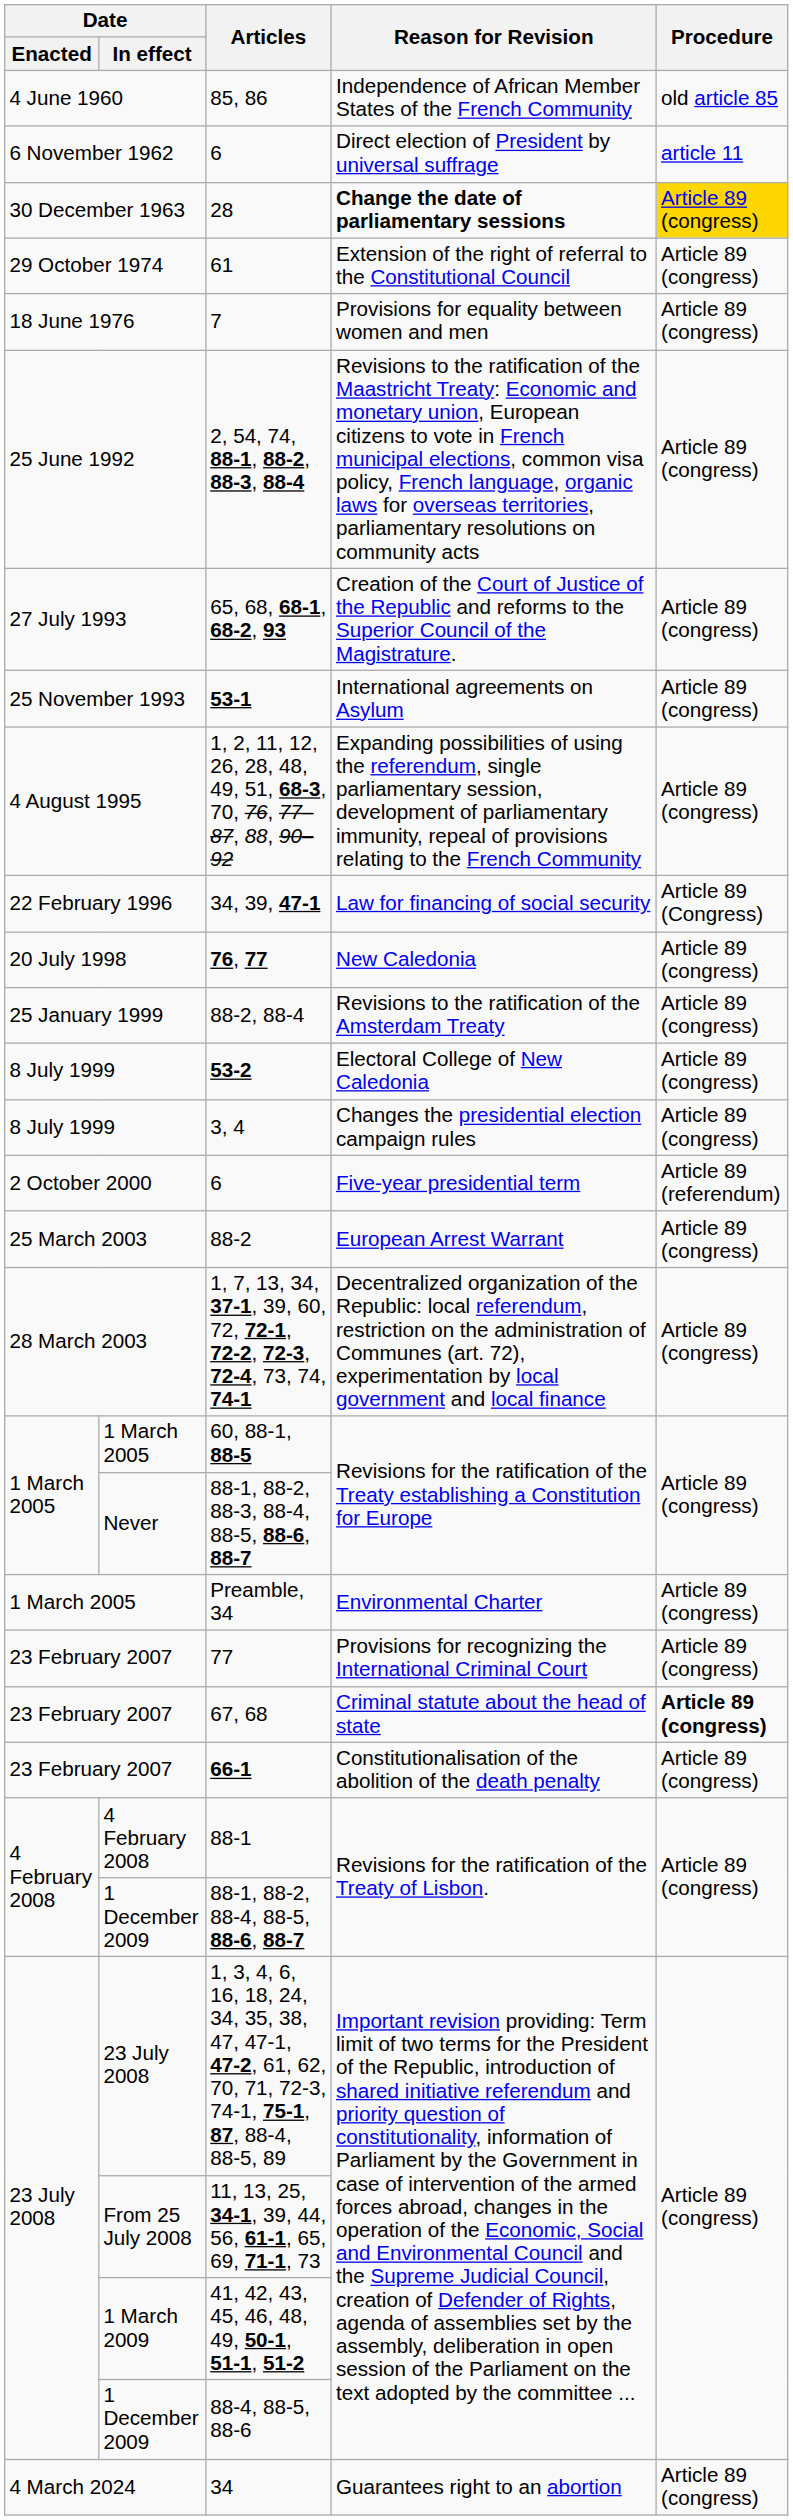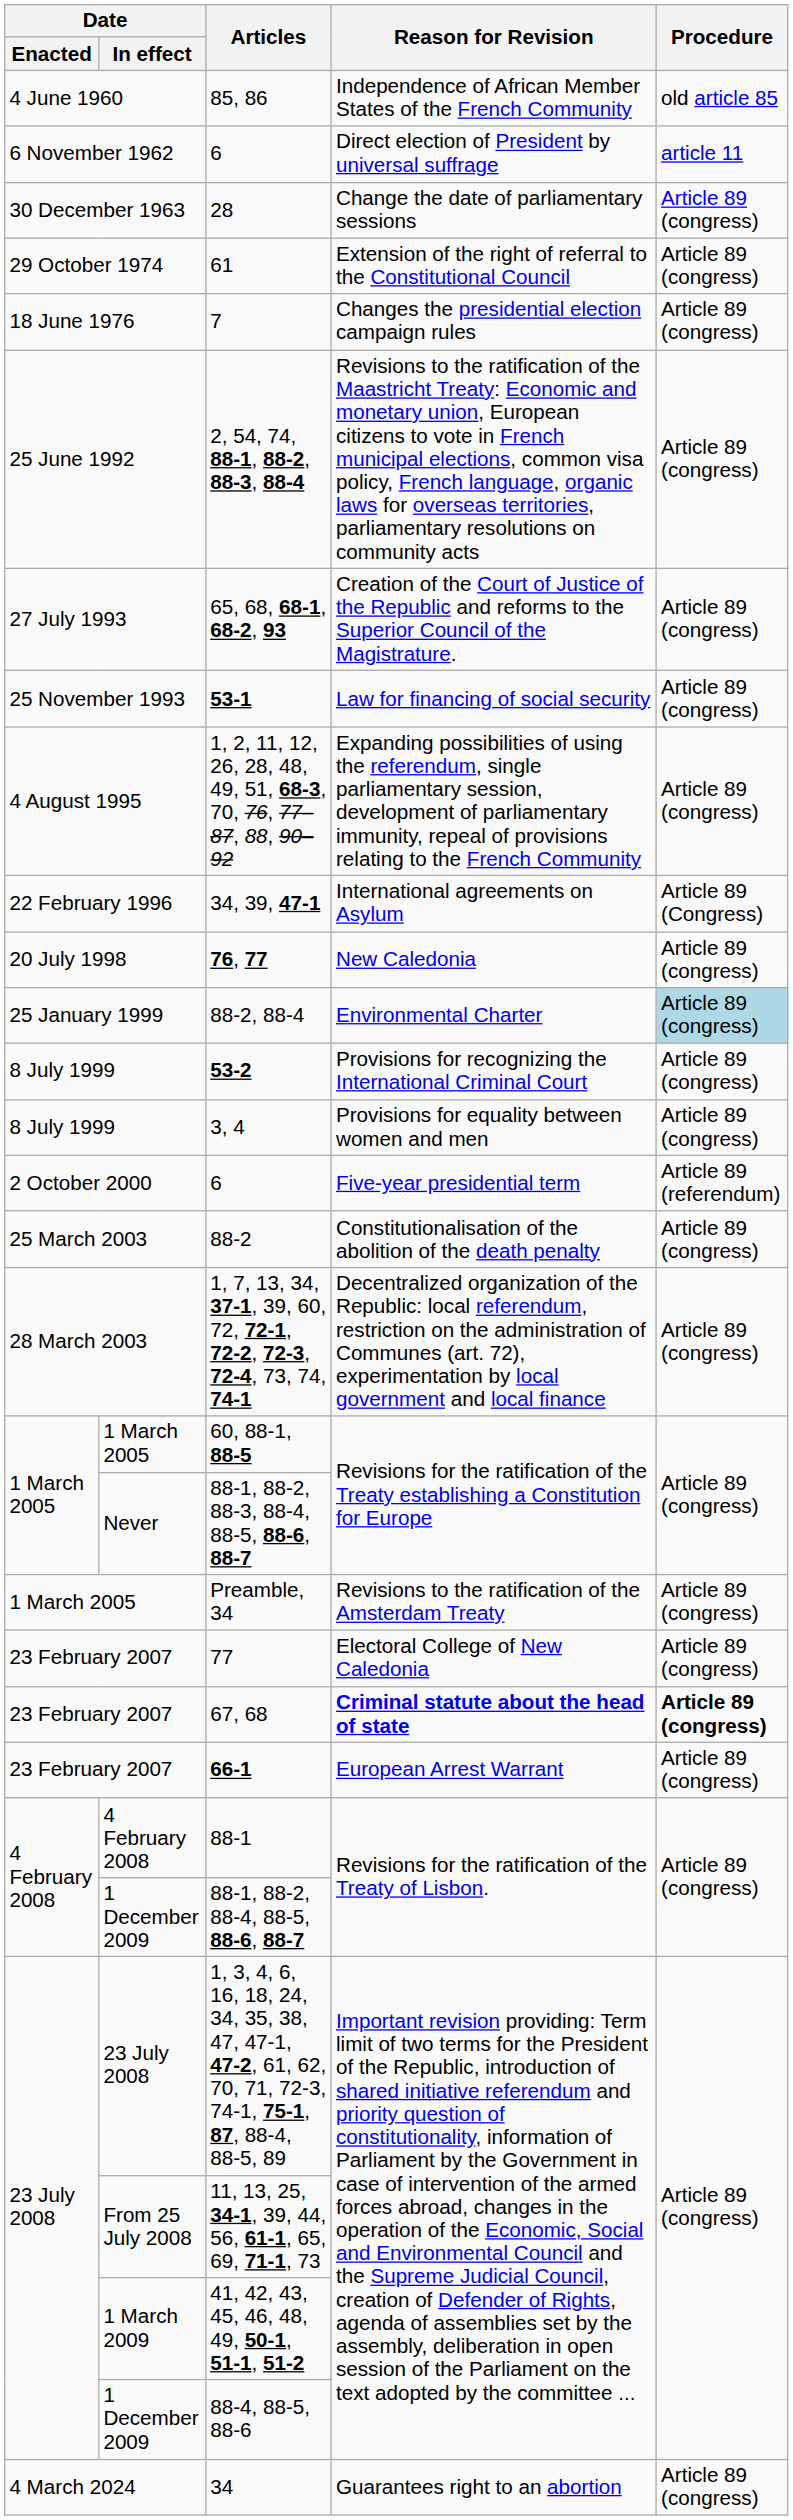(451, 209) bold -> (489, 209) normal
(710, 209) gold background -> (710, 209) no background
(479, 321) Provisions for equality between women and men -> (489, 321) Changes the presidential election campaign rules
(464, 698) International agreements on Asylum -> (493, 698) Law for financing of social security
(493, 903) Law for financing of social security -> (464, 903) International agreements on Asylum
(488, 1015) Revisions to the ratification of the Amsterdam Treaty -> (439, 1015) Environmental Charter
(710, 1015) no background -> (710, 1015) lightblue background
(449, 1071) Electoral College of New Caledonia -> (471, 1071) Provisions for recognizing the International Criminal Court
(489, 1127) Changes the presidential election campaign rules -> (479, 1127) Provisions for equality between women and men
(450, 1239) European Arrest Warrant -> (468, 1239) Constitutionalisation of the abolition of the death penalty
(439, 1602) Environmental Charter -> (488, 1602) Revisions to the ratification of the Amsterdam Treaty
(471, 1658) Provisions for recognizing the International Criminal Court -> (449, 1658) Electoral College of New Caledonia
(491, 1714) normal -> (490, 1714) bold
(468, 1770) Constitutionalisation of the abolition of the death penalty -> (450, 1770) European Arrest Warrant
